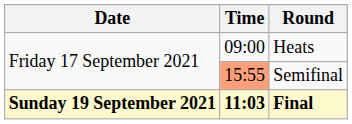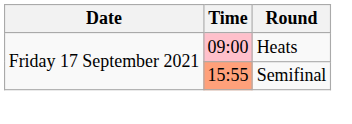(245, 47) no background -> (228, 47) pink background
- row: (293, 103)
